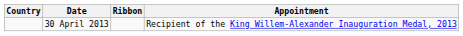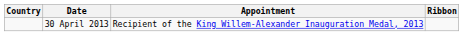columns swapped: (301, 11) <-> (127, 11)
